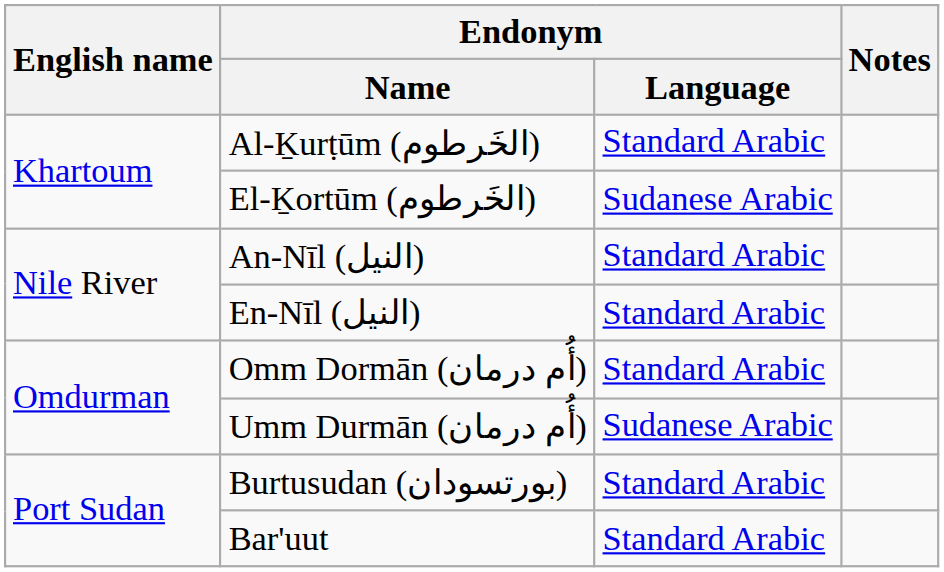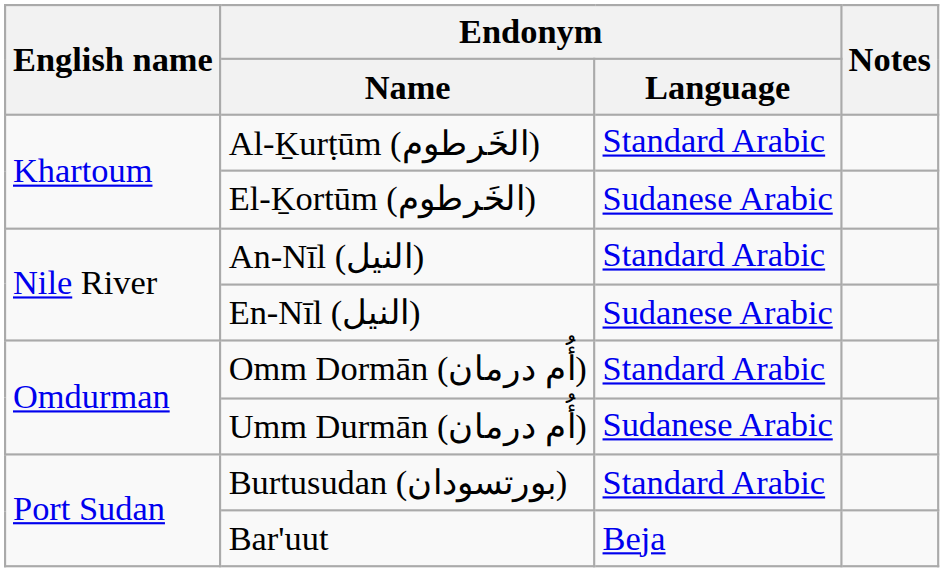(714, 312) Standard Arabic -> (718, 312) Sudanese Arabic
(714, 537) Standard Arabic -> (634, 537) Beja
